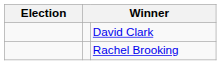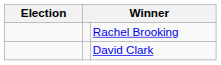rows swapped: (123, 32) <-> (136, 50)
